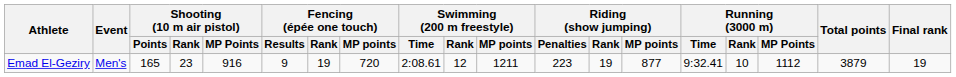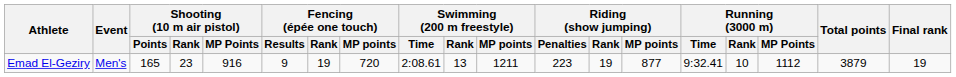(460, 64) 12 -> (460, 64) 13
